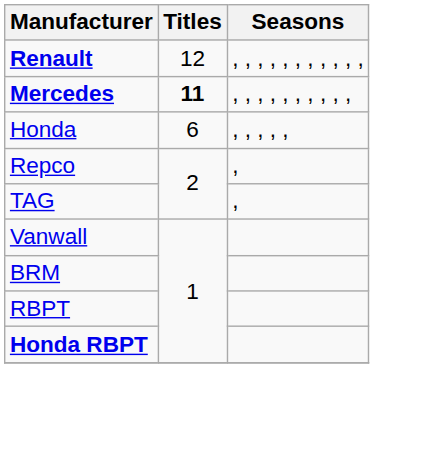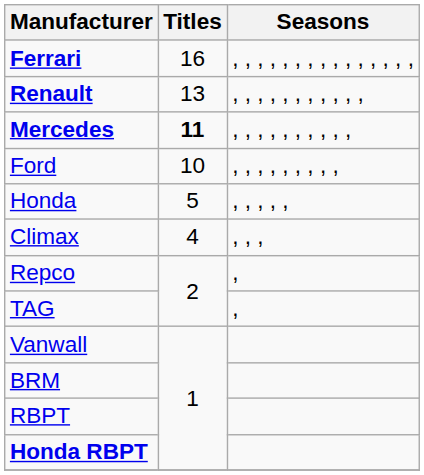+ row: (46, 58)
(192, 58) 12 -> (192, 93) 13
+ row: (33, 165)
(192, 129) 6 -> (192, 201) 5
+ row: (44, 237)
